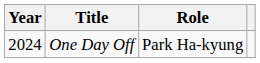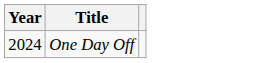- column: (193, 17)
